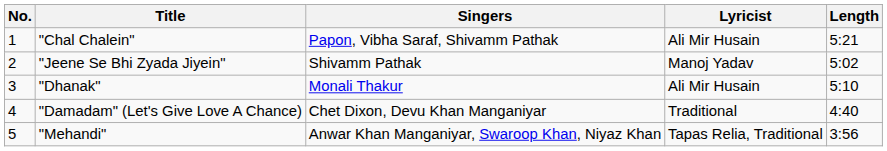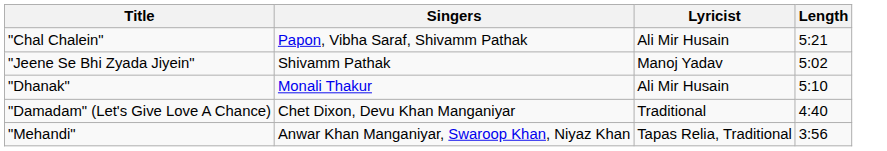- column: (20, 16)
